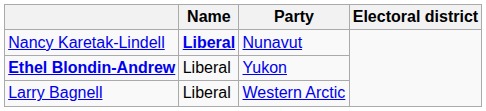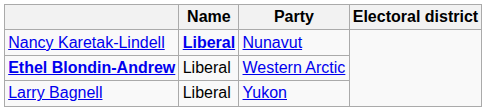(265, 67) Yukon -> (294, 67) Western Arctic
(294, 93) Western Arctic -> (265, 93) Yukon
